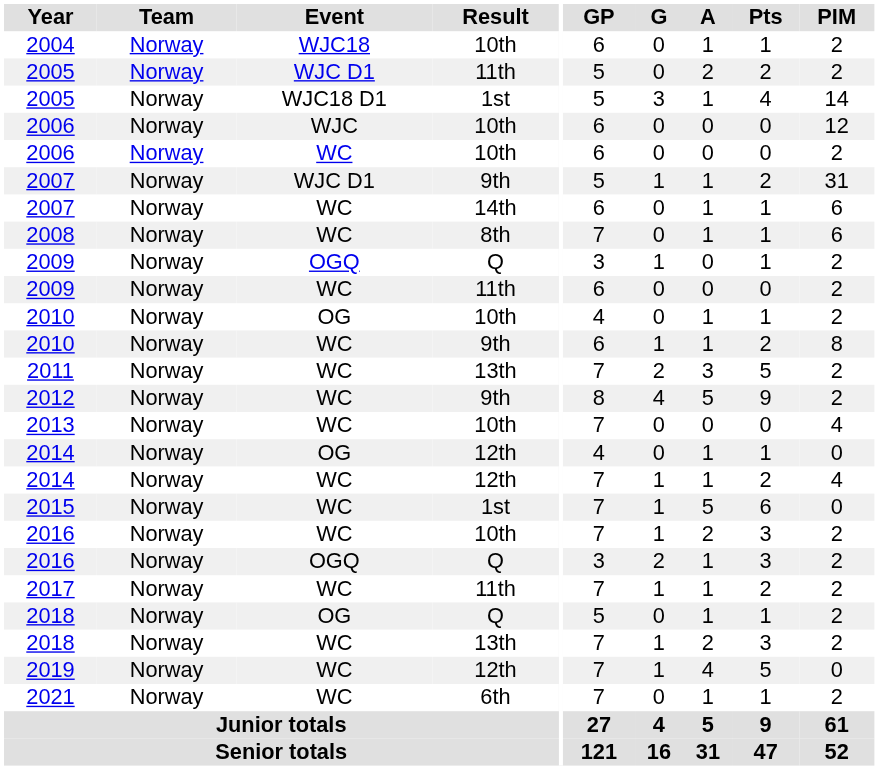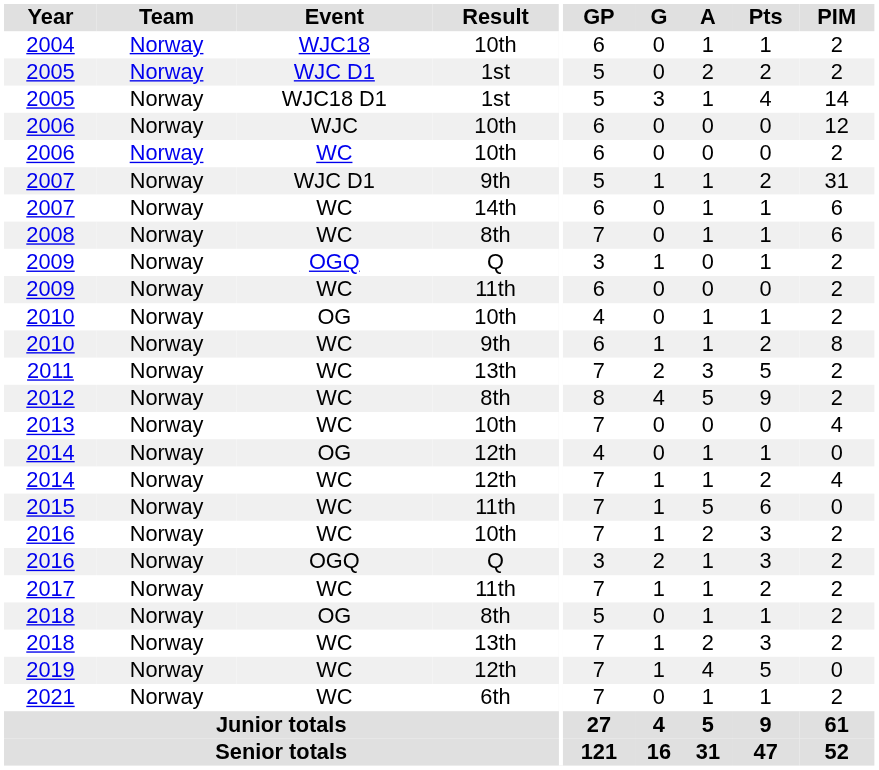(496, 71) 11th -> (495, 71) 1st
(495, 398) 9th -> (495, 398) 8th
(495, 507) 1st -> (496, 507) 11th
(496, 615) Q -> (495, 615) 8th
